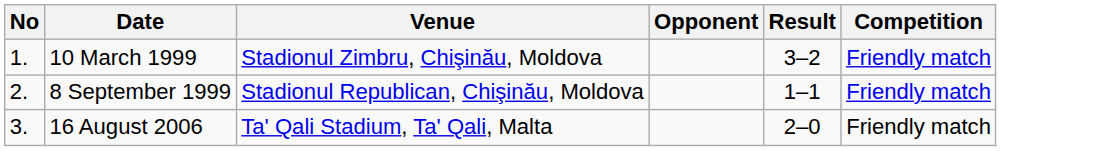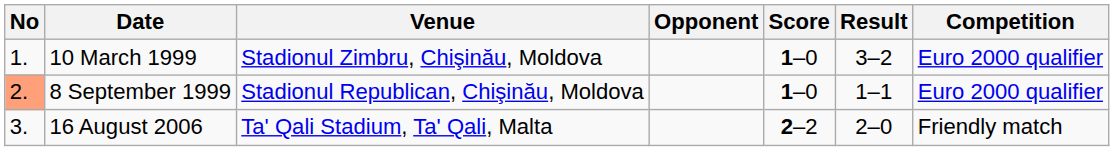+ column: (799, 22)
(919, 57) Friendly match -> (1010, 57) Euro 2000 qualifier
(19, 92) no background -> (19, 92) lightsalmon background
(919, 92) Friendly match -> (1010, 92) Euro 2000 qualifier
